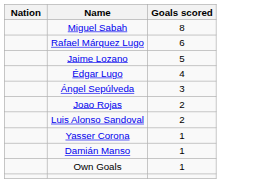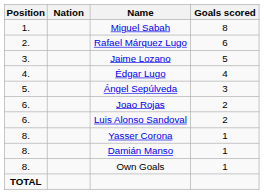+ column: (26, 12)
